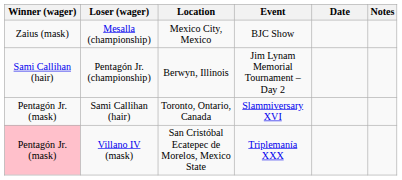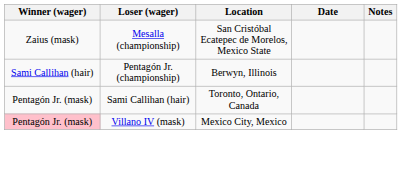- column: (273, 12)
(196, 34) Mexico City, Mexico -> (244, 39) San Cristóbal Ecatepec de Morelos, Mexico State
(196, 150) San Cristóbal Ecatepec de Morelos, Mexico State -> (244, 121) Mexico City, Mexico
